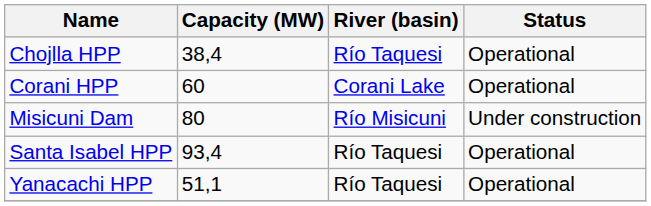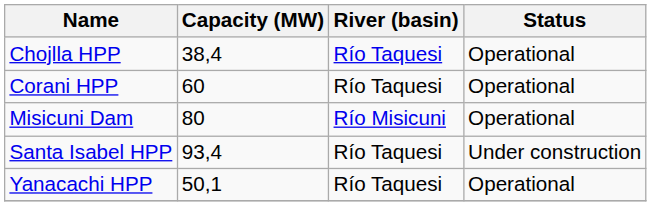(389, 86) Corani Lake -> (388, 86) Río Taquesi
(555, 119) Under construction -> (521, 119) Operational
(521, 151) Operational -> (555, 151) Under construction
(202, 184) 51,1 -> (202, 184) 50,1
